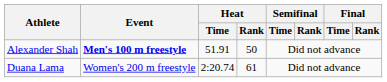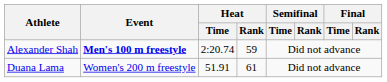(217, 49) 51.91 -> (217, 49) 2:20.74
(252, 49) 50 -> (252, 49) 59
(217, 67) 2:20.74 -> (217, 67) 51.91
